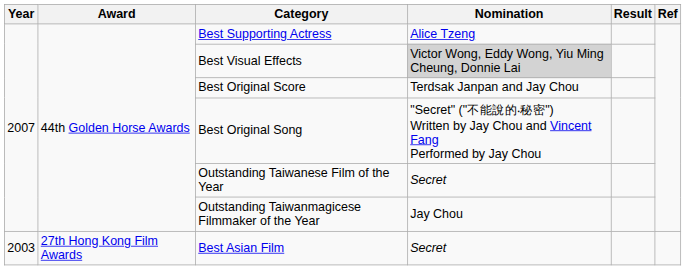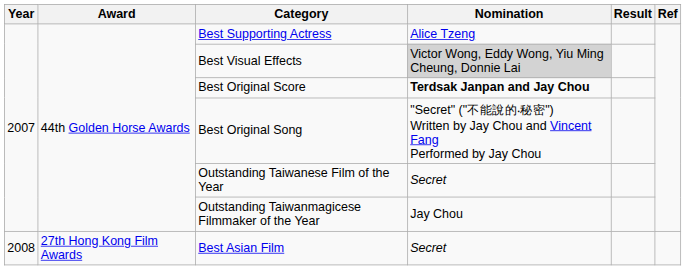(494, 87) normal -> (500, 87) bold
(21, 248) 2003 -> (21, 248) 2008
